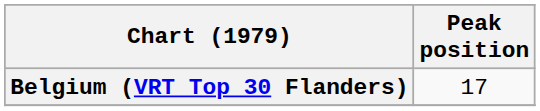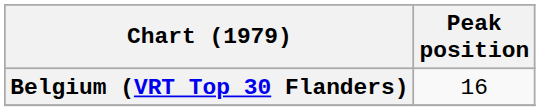(474, 87) 17 -> (474, 87) 16
